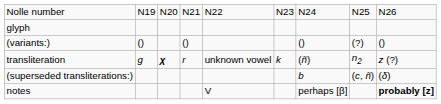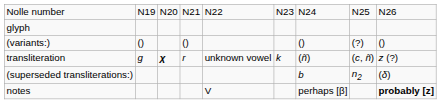(357, 59) n2 -> (363, 58) (c, ñ)
(363, 76) (c, ñ) -> (357, 75) n2
